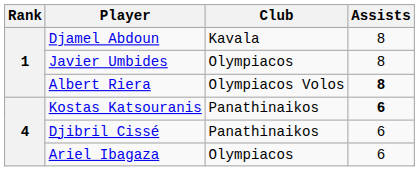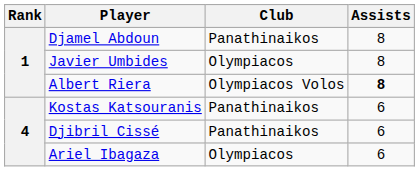(234, 39) Kavala -> (264, 39) Panathinaikos
(381, 108) bold -> (381, 108) normal
